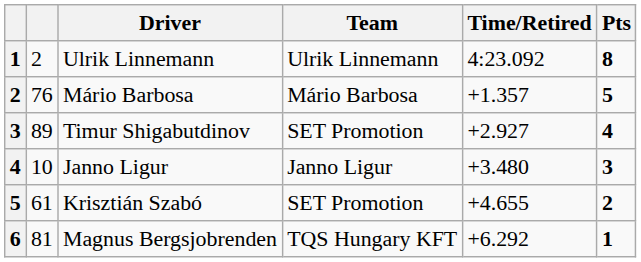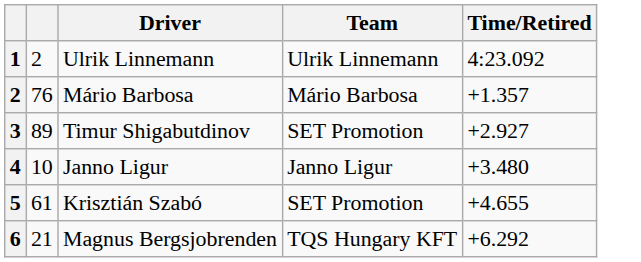- column: (616, 22)
(42, 239) 81 -> (42, 239) 21
